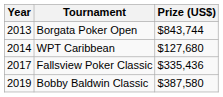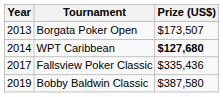(181, 30) $843,744 -> (181, 30) $173,507
(181, 48) normal -> (181, 48) bold
